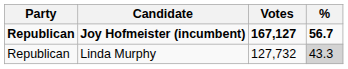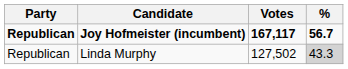(277, 34) 167,127 -> (277, 34) 167,117
(277, 53) 127,732 -> (277, 53) 127,502
